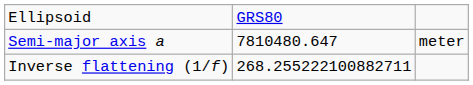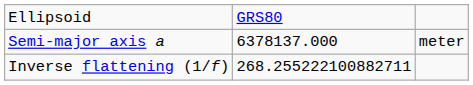(287, 42) 7810480.647 -> (287, 42) 6378137.000
